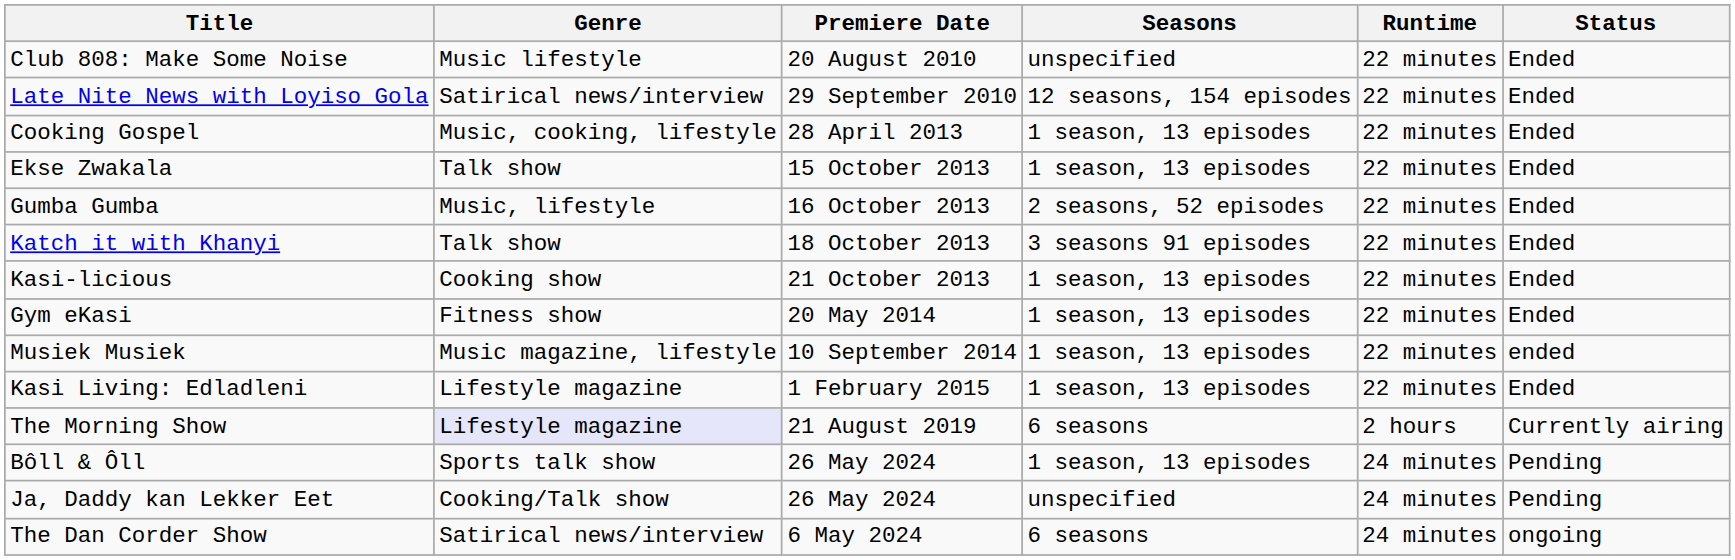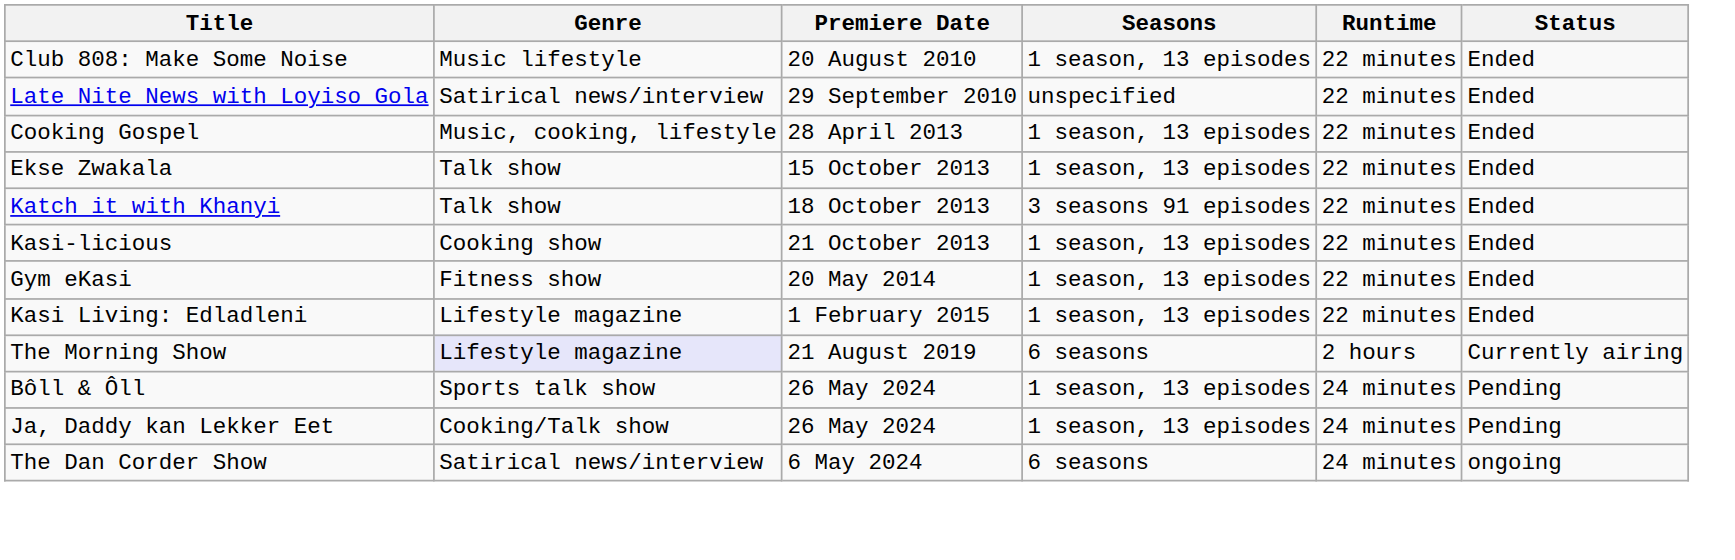(1102, 60) unspecified -> (1169, 60) 1 season, 13 episodes
(1190, 97) 12 seasons, 154 episodes -> (1102, 97) unspecified
- row: (84, 206)
- row: (98, 353)
(1102, 500) unspecified -> (1169, 426) 1 season, 13 episodes
